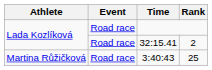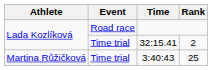(113, 43) Road race -> (110, 43) Time trial
(113, 58) Road race -> (110, 58) Time trial
